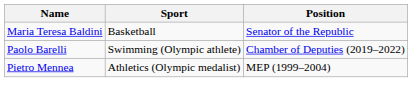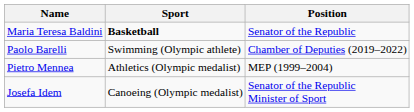(132, 31) normal -> (133, 31) bold
+ row: (34, 91)
